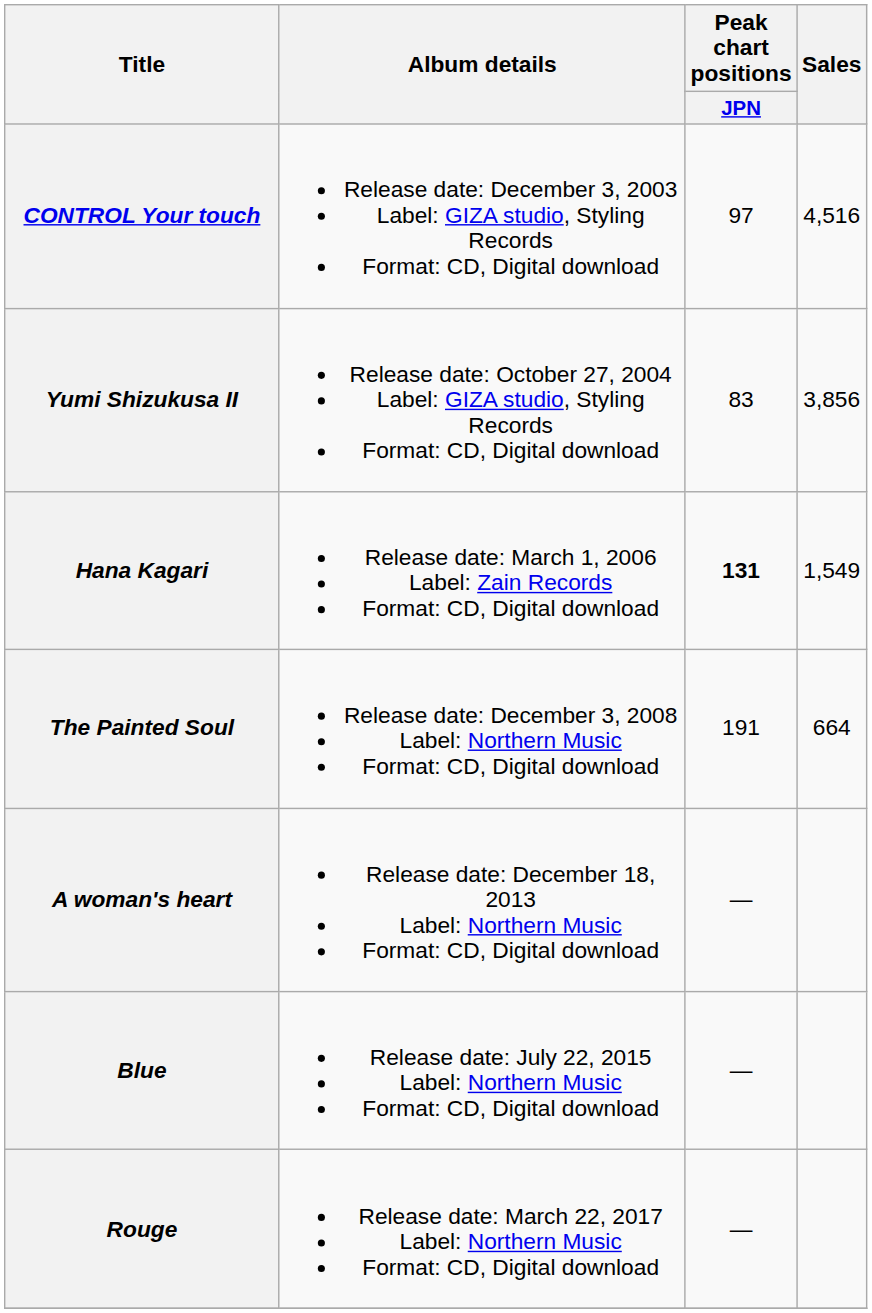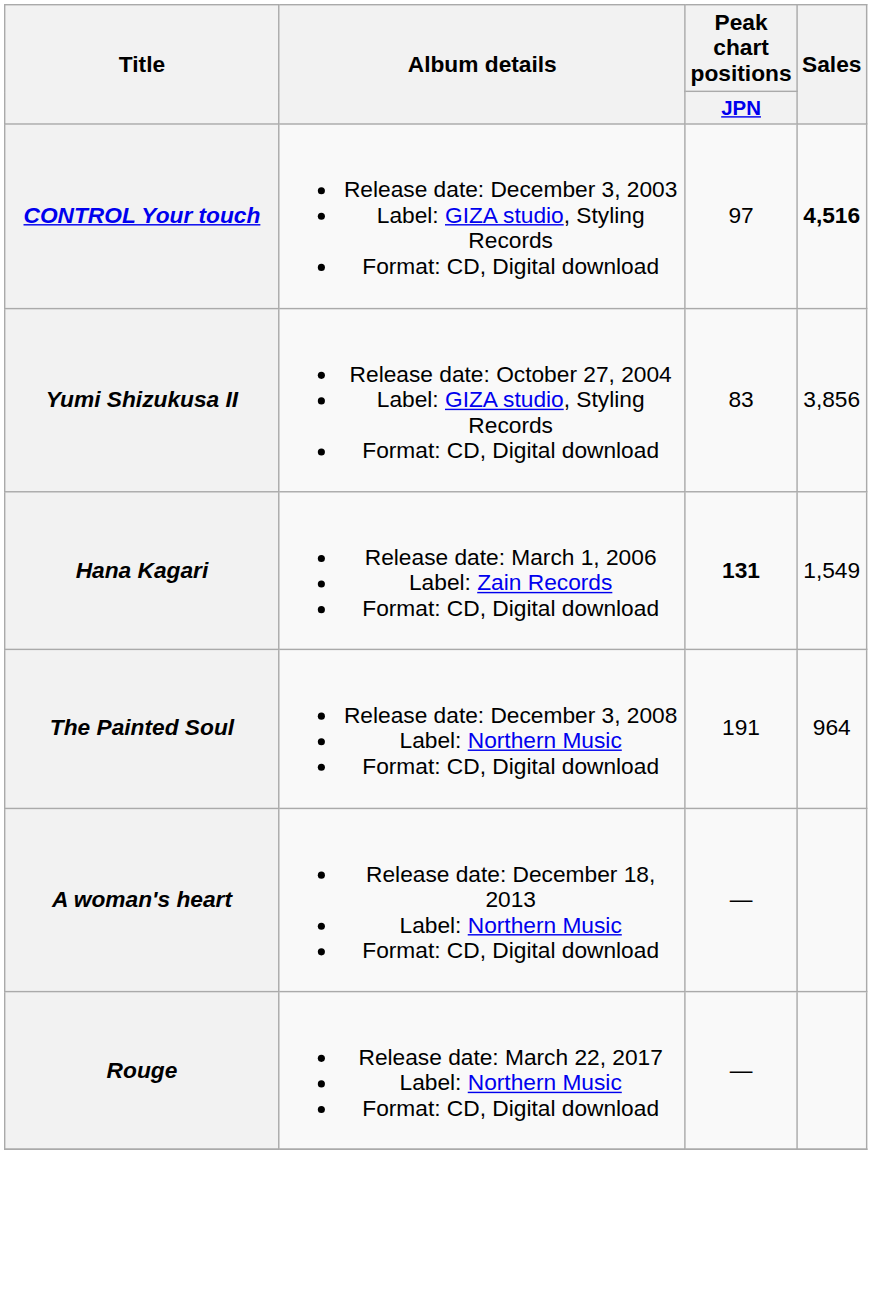(832, 215) normal -> (832, 215) bold
(832, 728) 664 -> (832, 728) 964
- row: (142, 1070)
